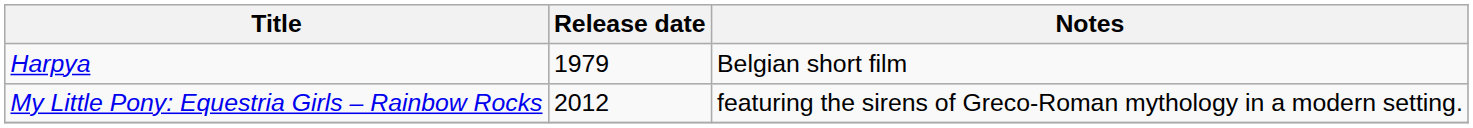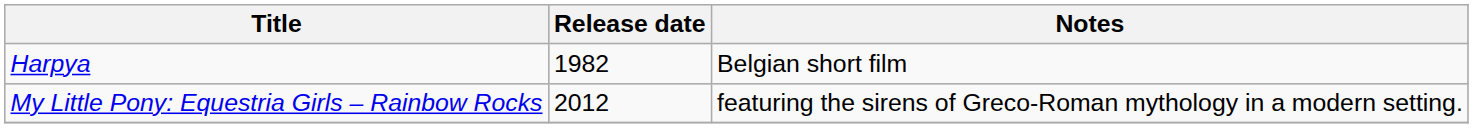(582, 63) 1979 -> (582, 63) 1982
